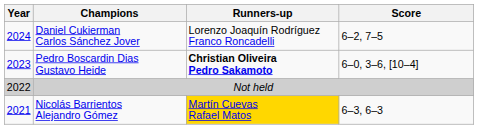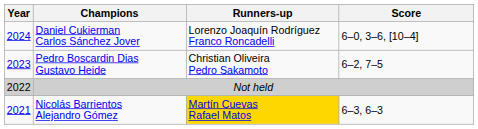(362, 36) 6–2, 7–5 -> (380, 36) 6–0, 3–6, [10–4]
(233, 65) bold -> (229, 65) normal
(380, 65) 6–0, 3–6, [10–4] -> (362, 65) 6–2, 7–5
